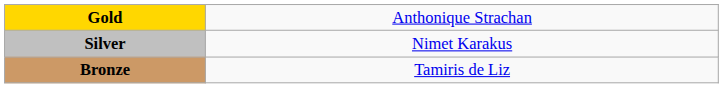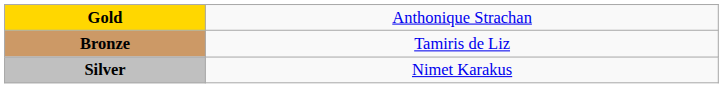rows swapped: (105, 43) <-> (105, 69)
